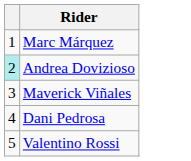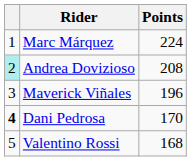+ column: (163, 17)
(12, 118) normal -> (12, 118) bold
